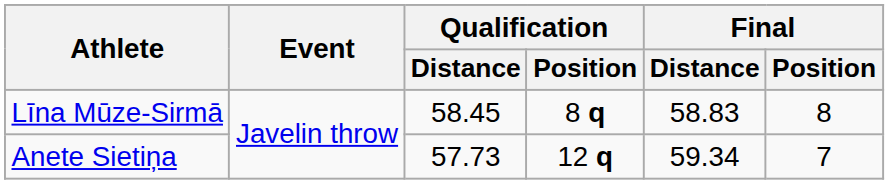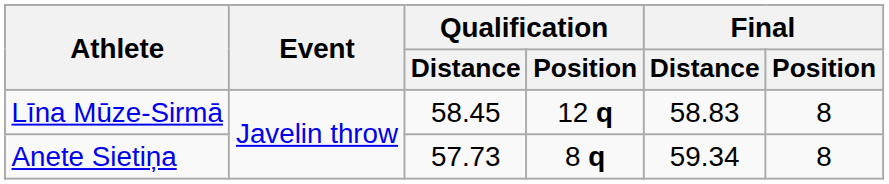(585, 113) 8 q -> (585, 113) 12 q
(585, 157) 12 q -> (585, 157) 8 q
(824, 157) 7 -> (824, 157) 8
